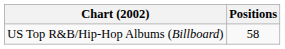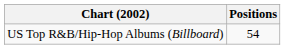(253, 34) 58 -> (253, 34) 54
